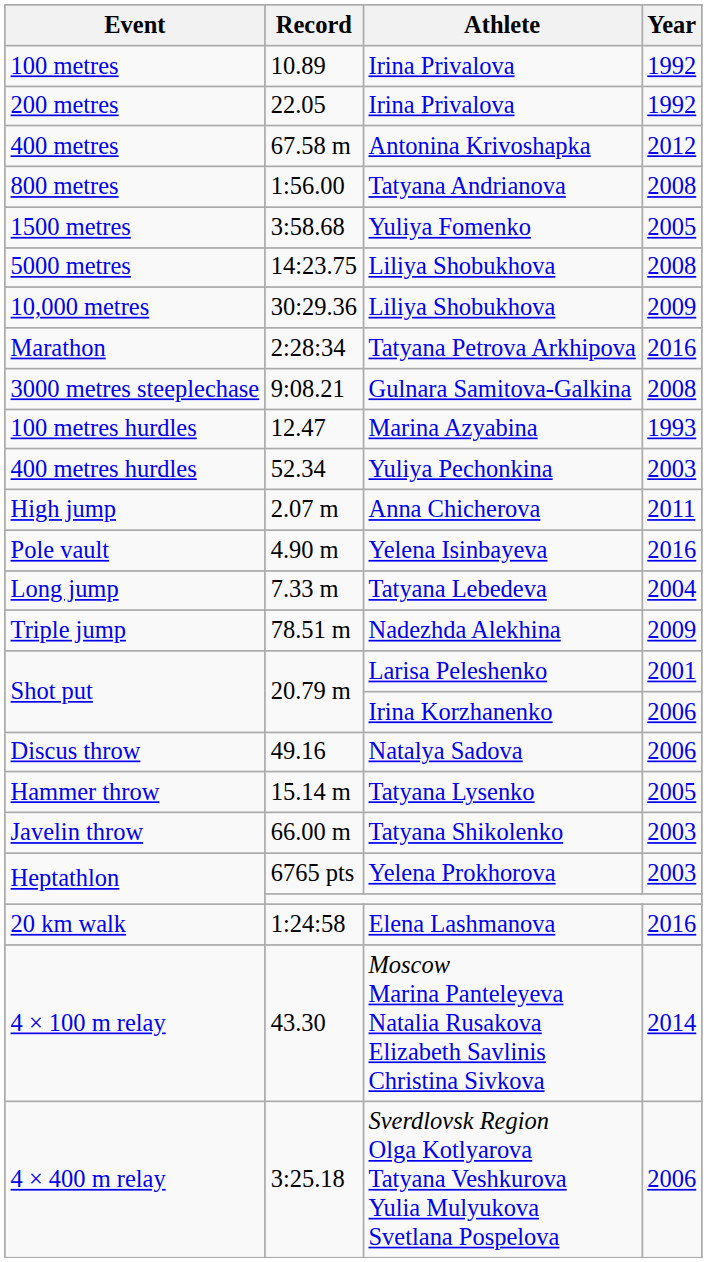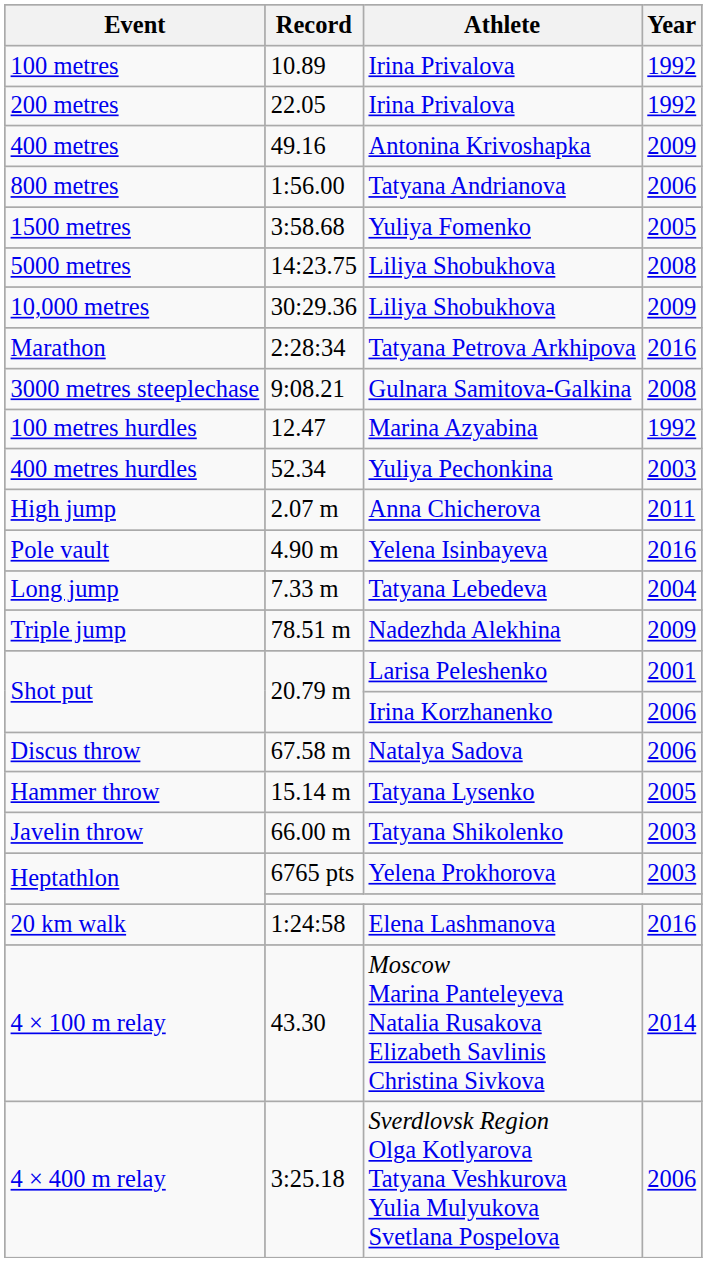(311, 146) 67.58 m -> (298, 146) 49.16
(672, 146) 2012 -> (672, 146) 2009
(672, 186) 2008 -> (672, 186) 2006
(672, 428) 1993 -> (672, 428) 1992
(298, 751) 49.16 -> (311, 751) 67.58 m
